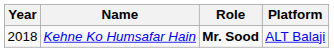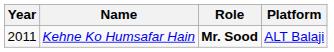(22, 36) 2018 -> (22, 36) 2011
